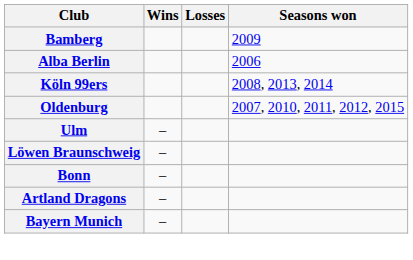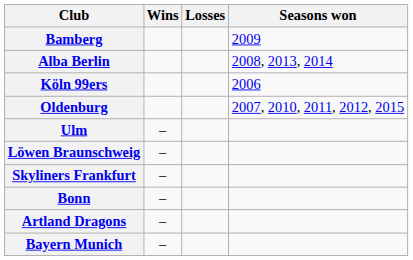(246, 61) 2006 -> (282, 61) 2008, 2013, 2014
(282, 84) 2008, 2013, 2014 -> (246, 84) 2006
+ row: (74, 175)
